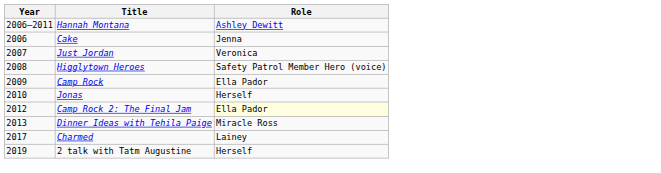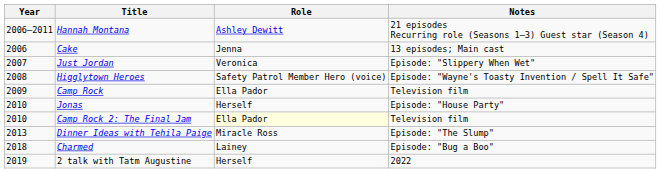+ column: (522, 11)
(17, 109) 2012 -> (17, 119) 2010
(17, 137) 2017 -> (17, 147) 2018
